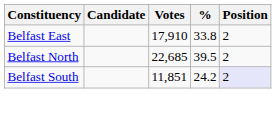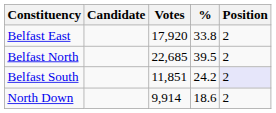(170, 35) 17,910 -> (170, 35) 17,920
+ row: (40, 98)
